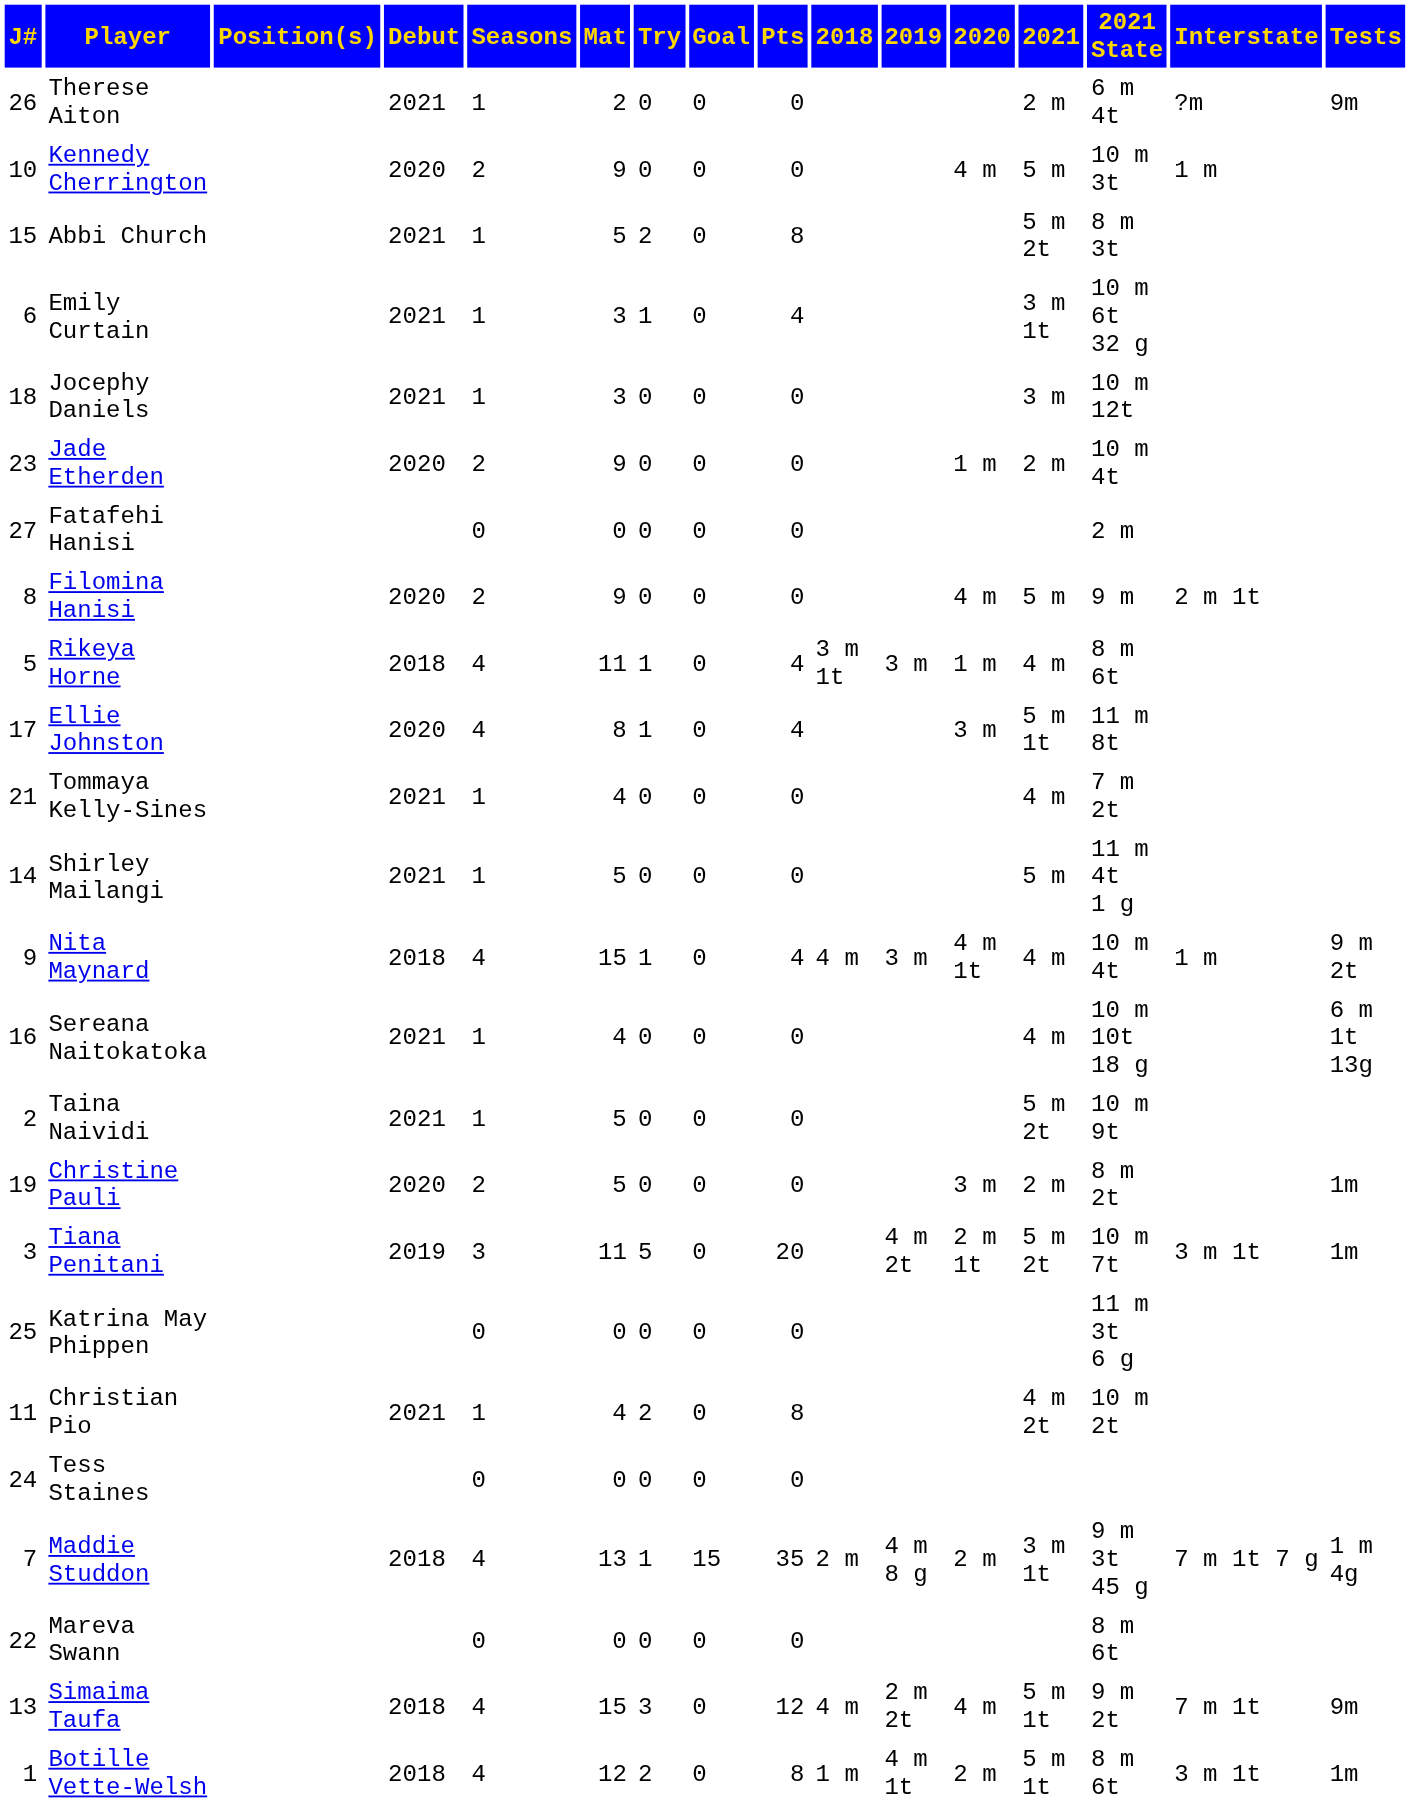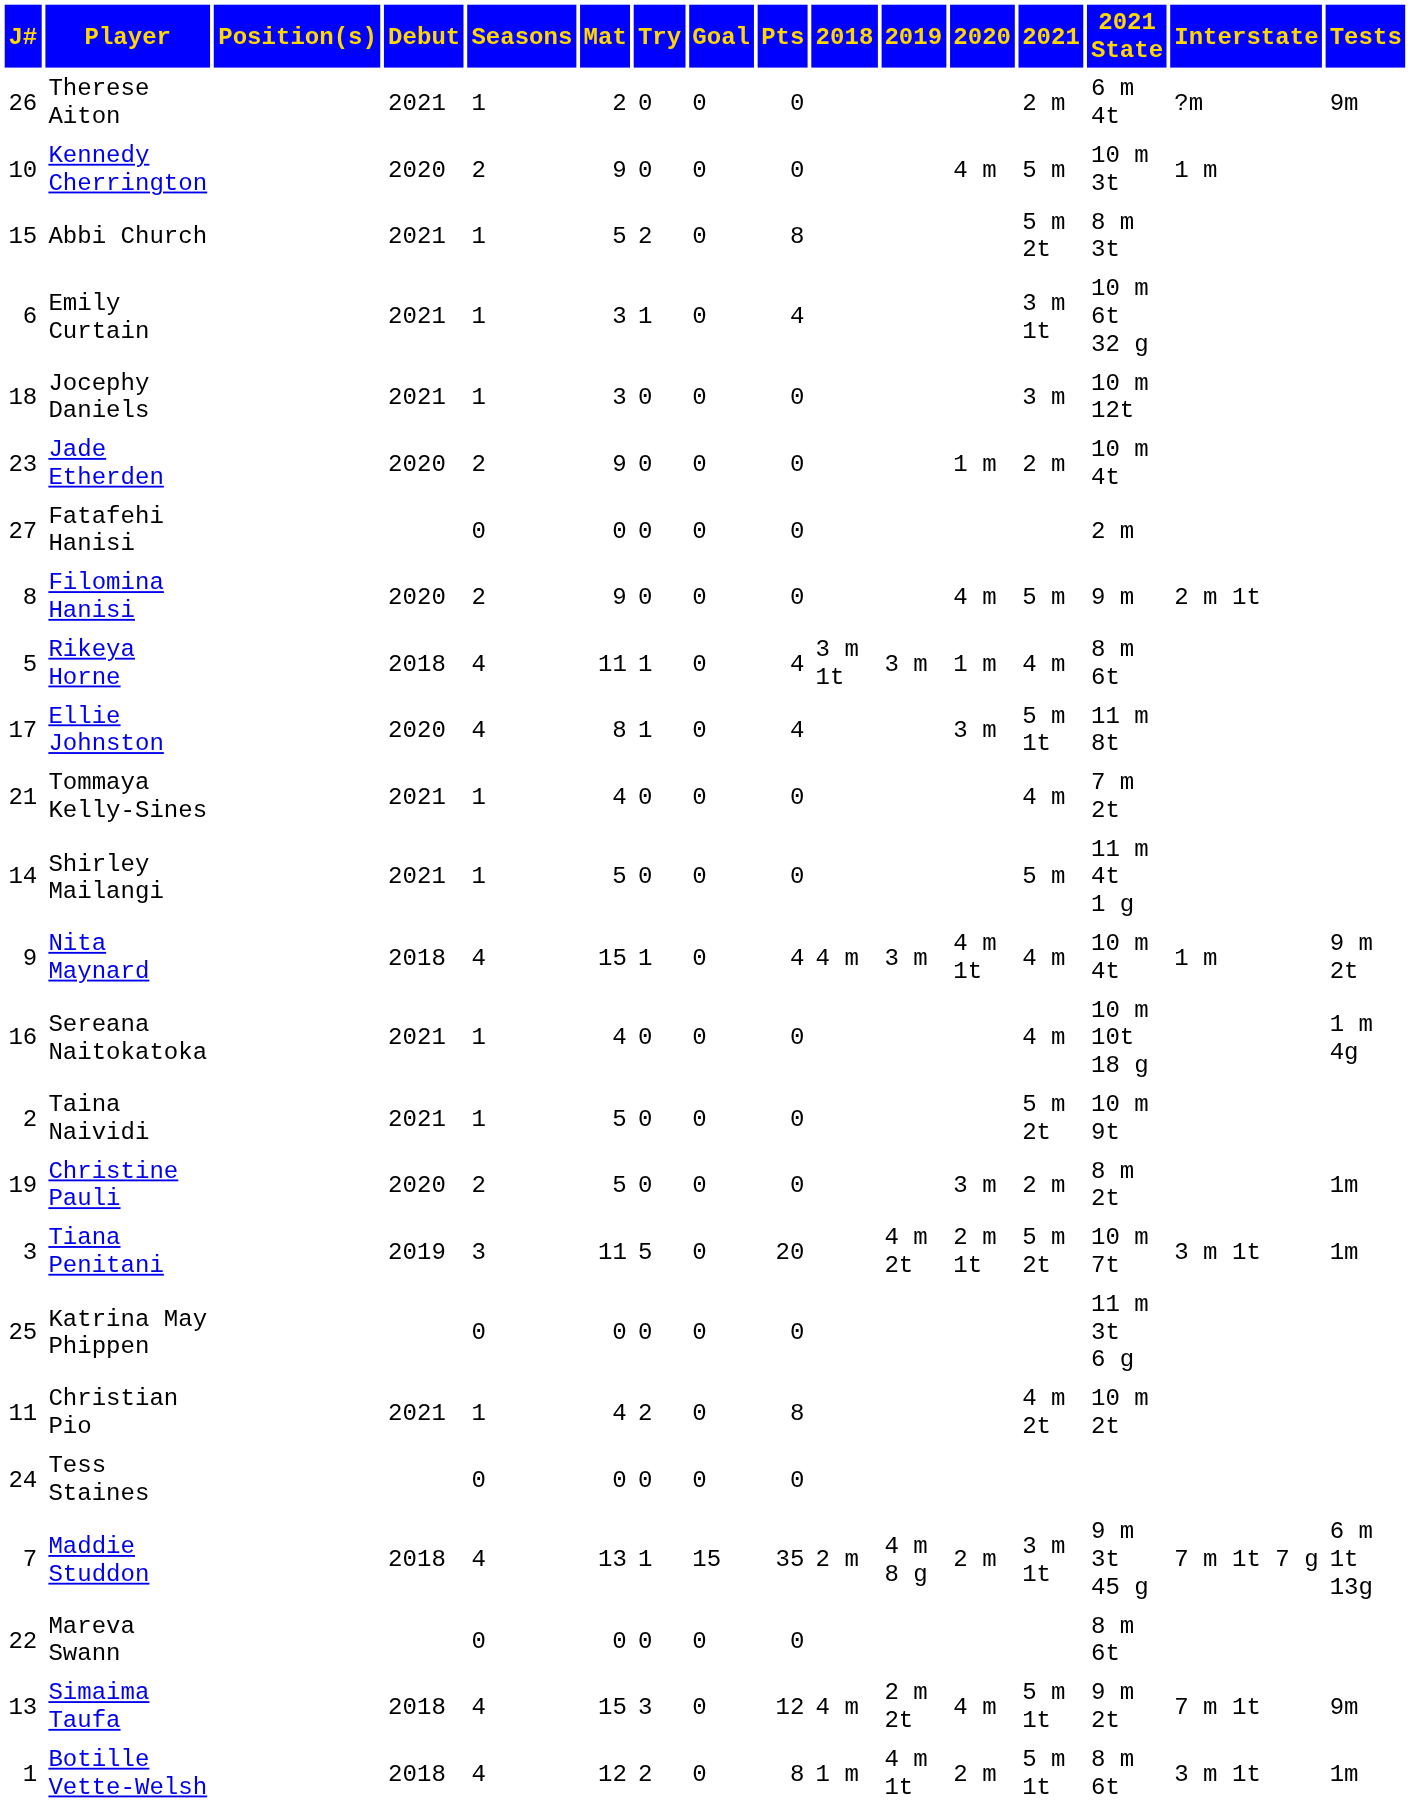(1351, 1038) 6 m 1t 13g -> (1351, 1038) 1 m 4g
(1351, 1560) 1 m 4g -> (1351, 1560) 6 m 1t 13g
